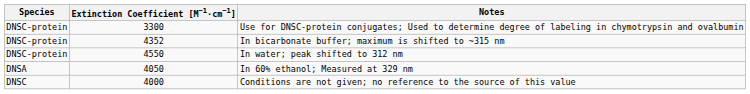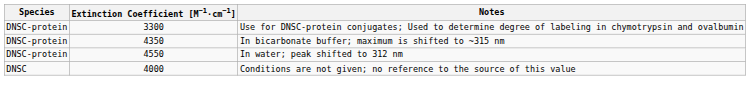(154, 41) 4352 -> (154, 41) 4350
- row: (326, 68)
